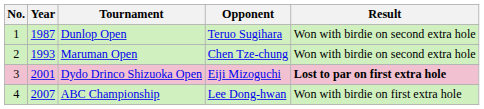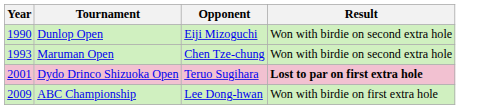- column: (16, 14)
(43, 34) 1987 -> (19, 34) 1990
(245, 34) Teruo Sugihara -> (221, 34) Eiji Mizoguchi
(244, 74) Eiji Mizoguchi -> (221, 74) Teruo Sugihara
(43, 94) 2007 -> (19, 94) 2009
